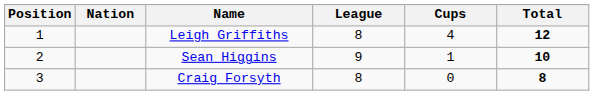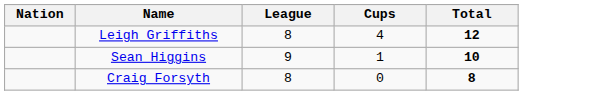- column: (40, 16)
